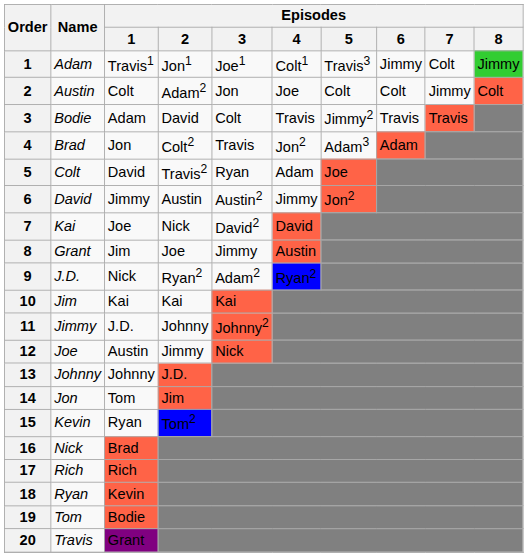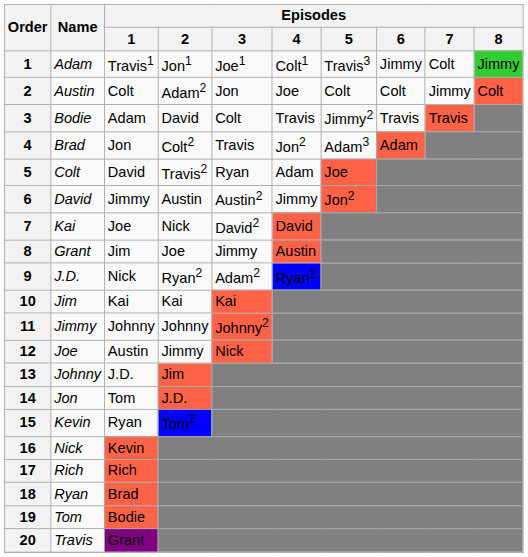(121, 326) J.D. -> (131, 326) Johnny
(131, 374) Johnny -> (121, 374) J.D.
(174, 374) J.D. -> (173, 374) Jim
(173, 397) Jim -> (174, 397) J.D.
(123, 447) Brad -> (126, 447) Kevin
(126, 494) Kevin -> (123, 494) Brad
